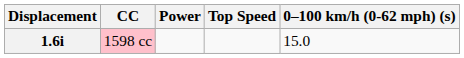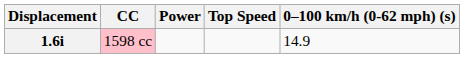(297, 41) 15.0 -> (297, 41) 14.9
